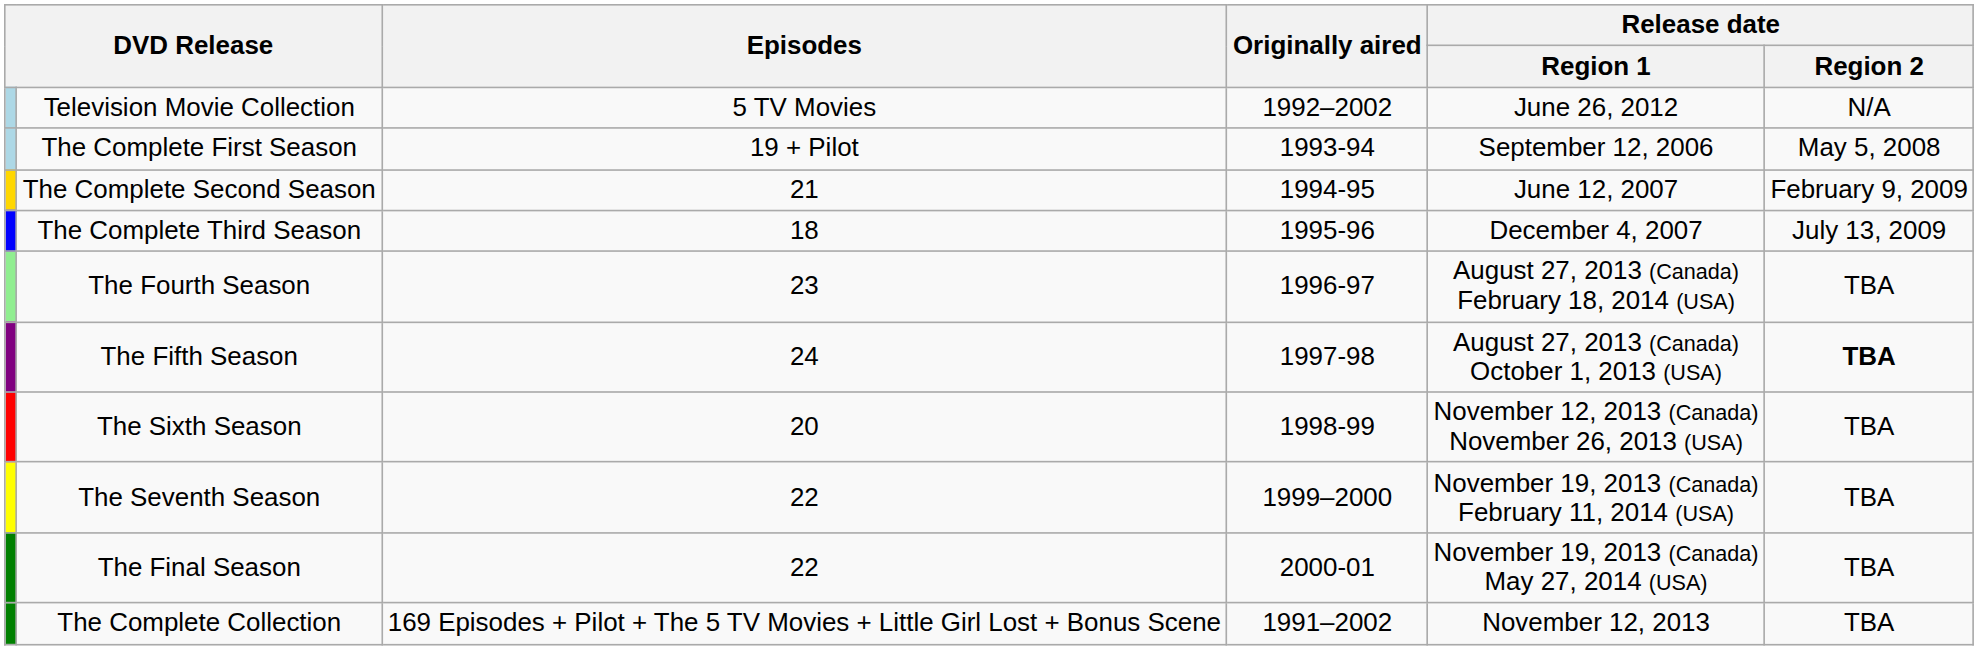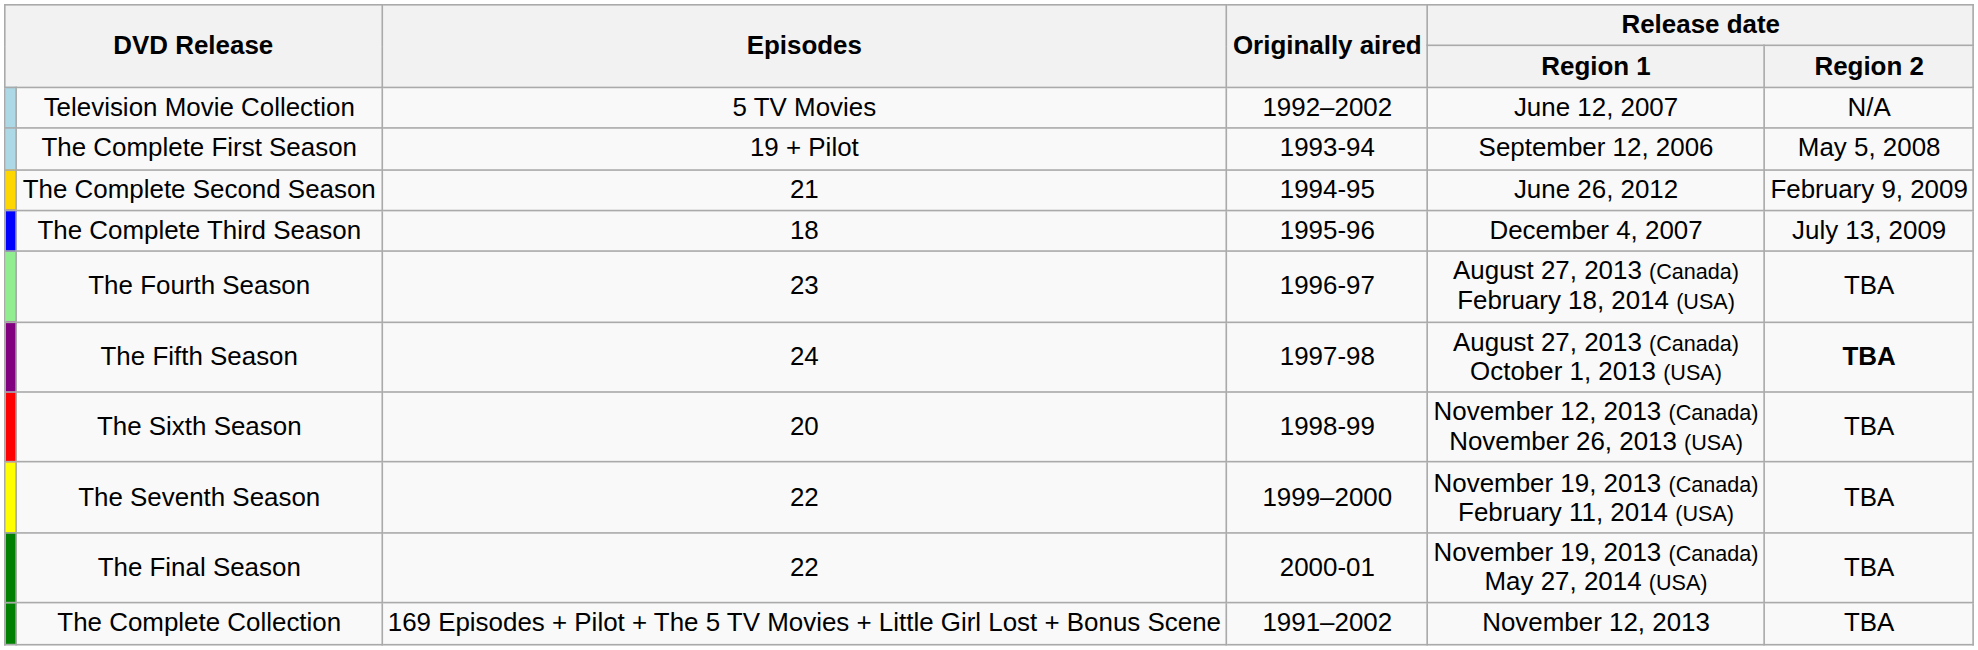(1596, 107) June 26, 2012 -> (1596, 107) June 12, 2007
(1596, 189) June 12, 2007 -> (1596, 189) June 26, 2012
